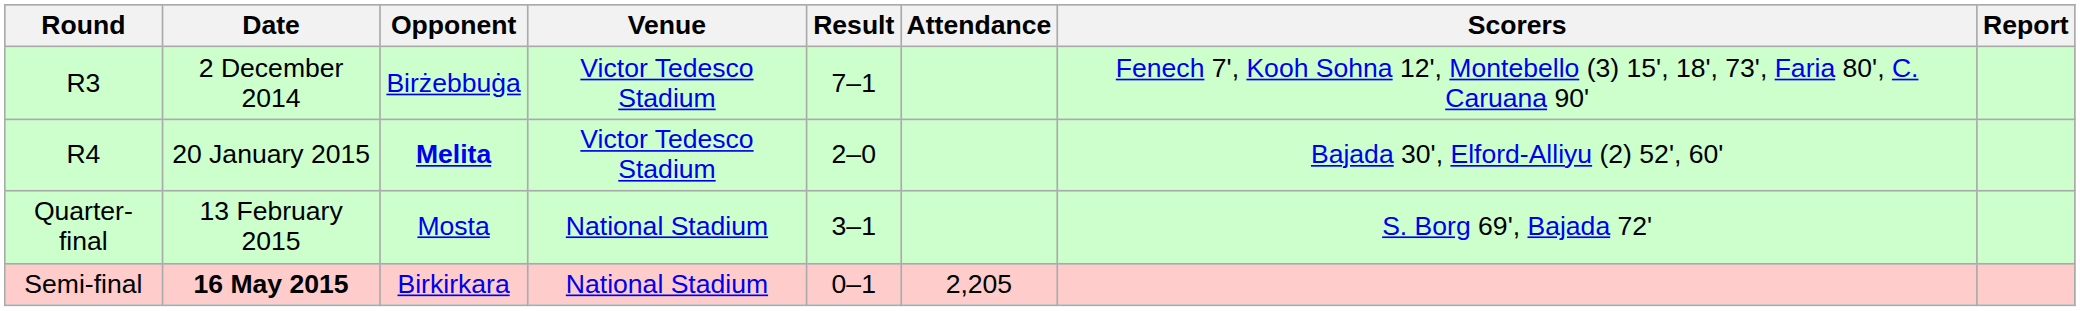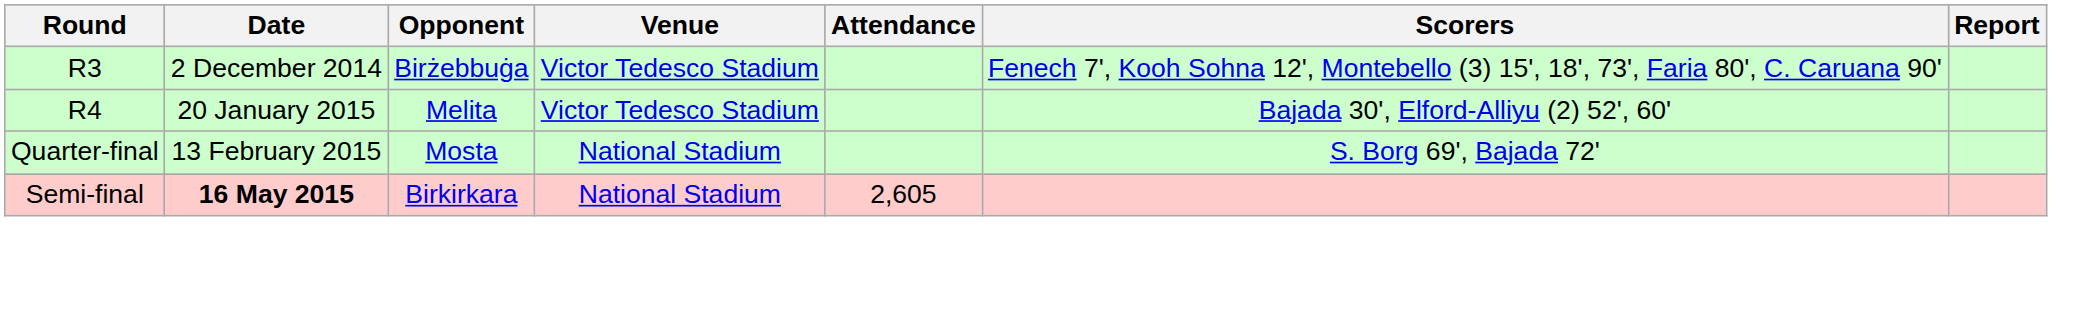- column: (854, 25)
(454, 154) bold -> (461, 109) normal
(979, 283) 2,205 -> (903, 194) 2,605
